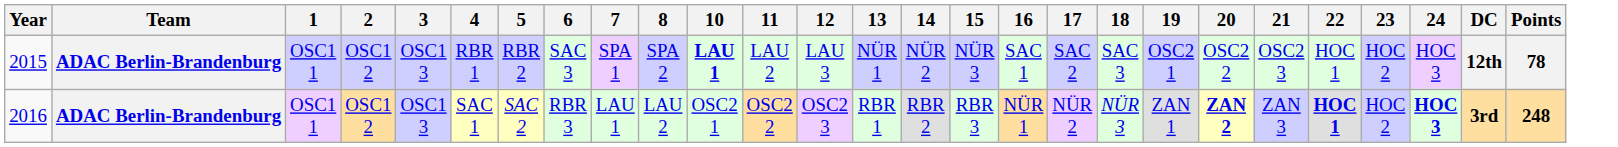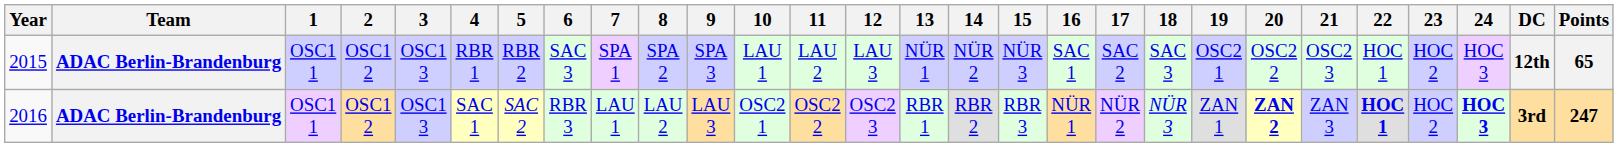+ column: (711, 19)
(715, 61) bold -> (762, 61) normal
(1536, 61) 78 -> (1584, 61) 65
(1536, 115) 248 -> (1584, 115) 247
